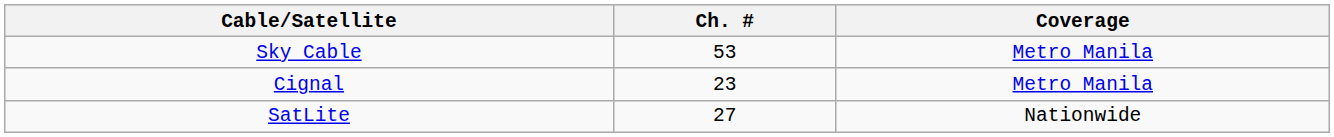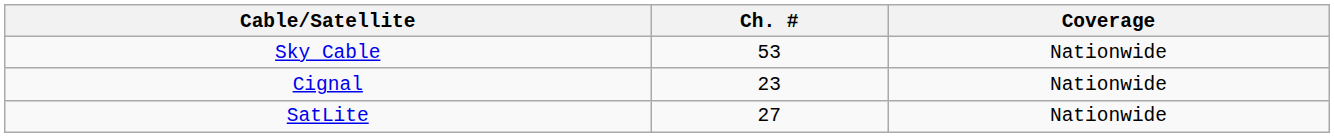(1083, 52) Metro Manila -> (1108, 52) Nationwide
(1083, 84) Metro Manila -> (1108, 84) Nationwide
